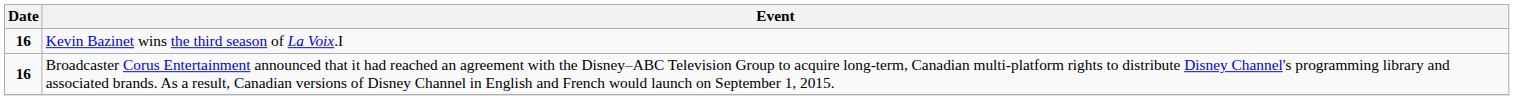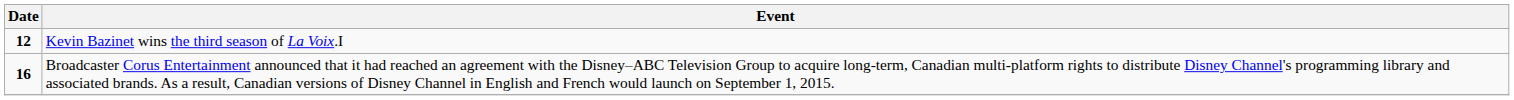(23, 41) 16 -> (23, 41) 12
